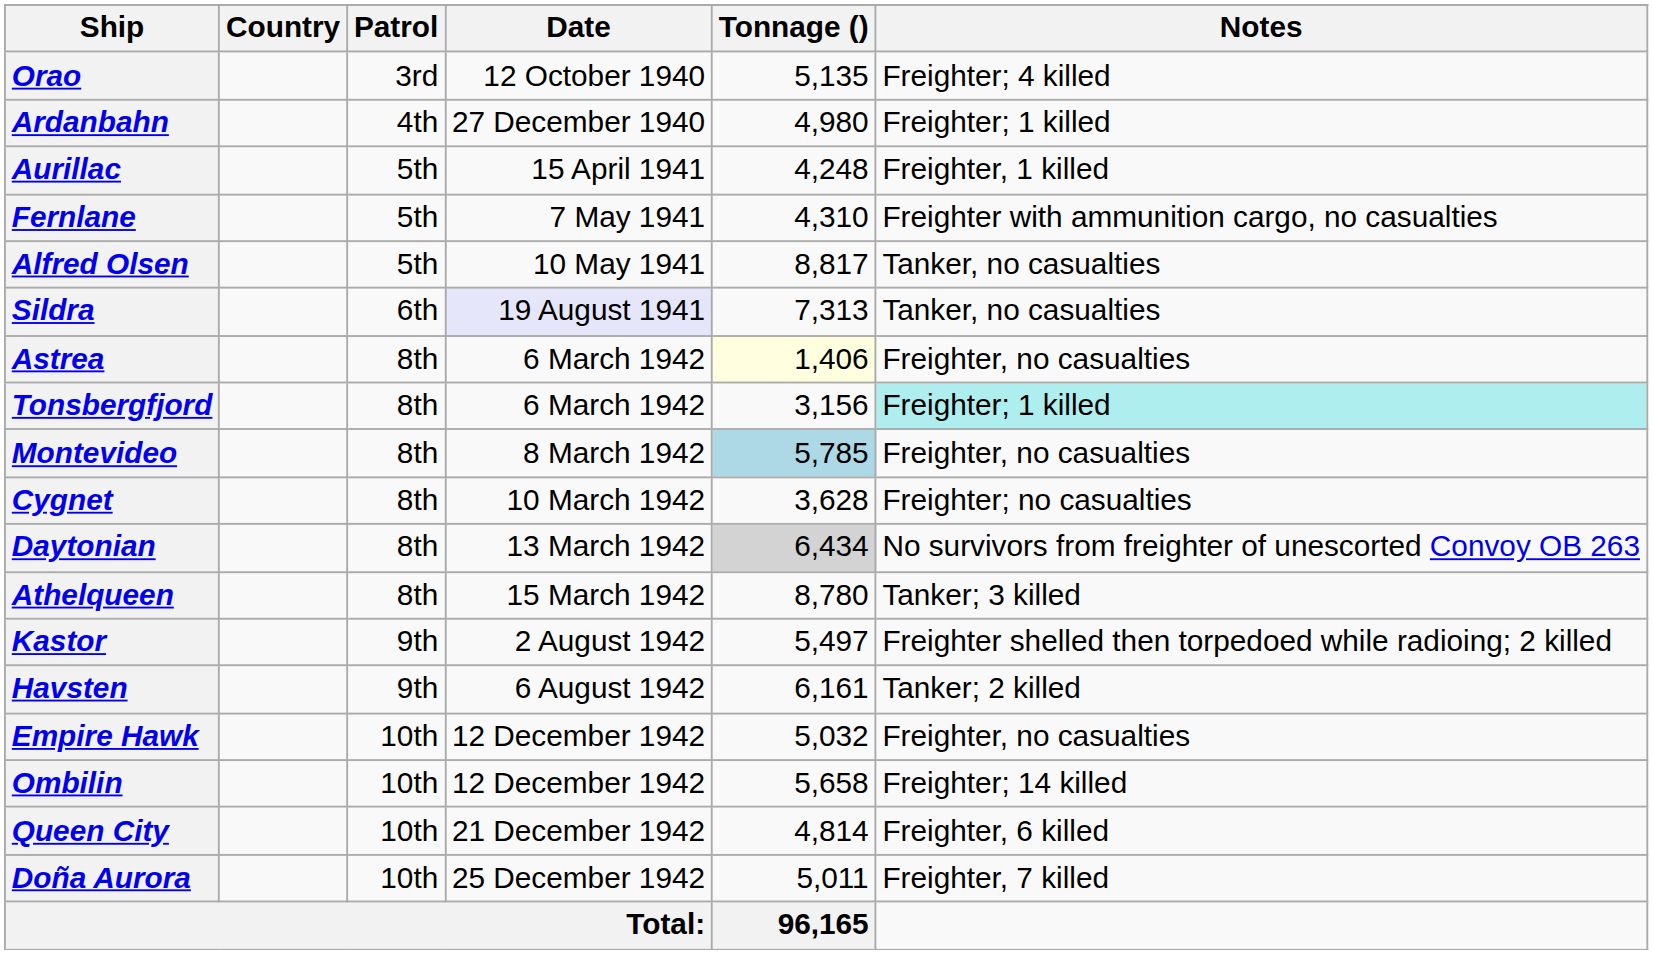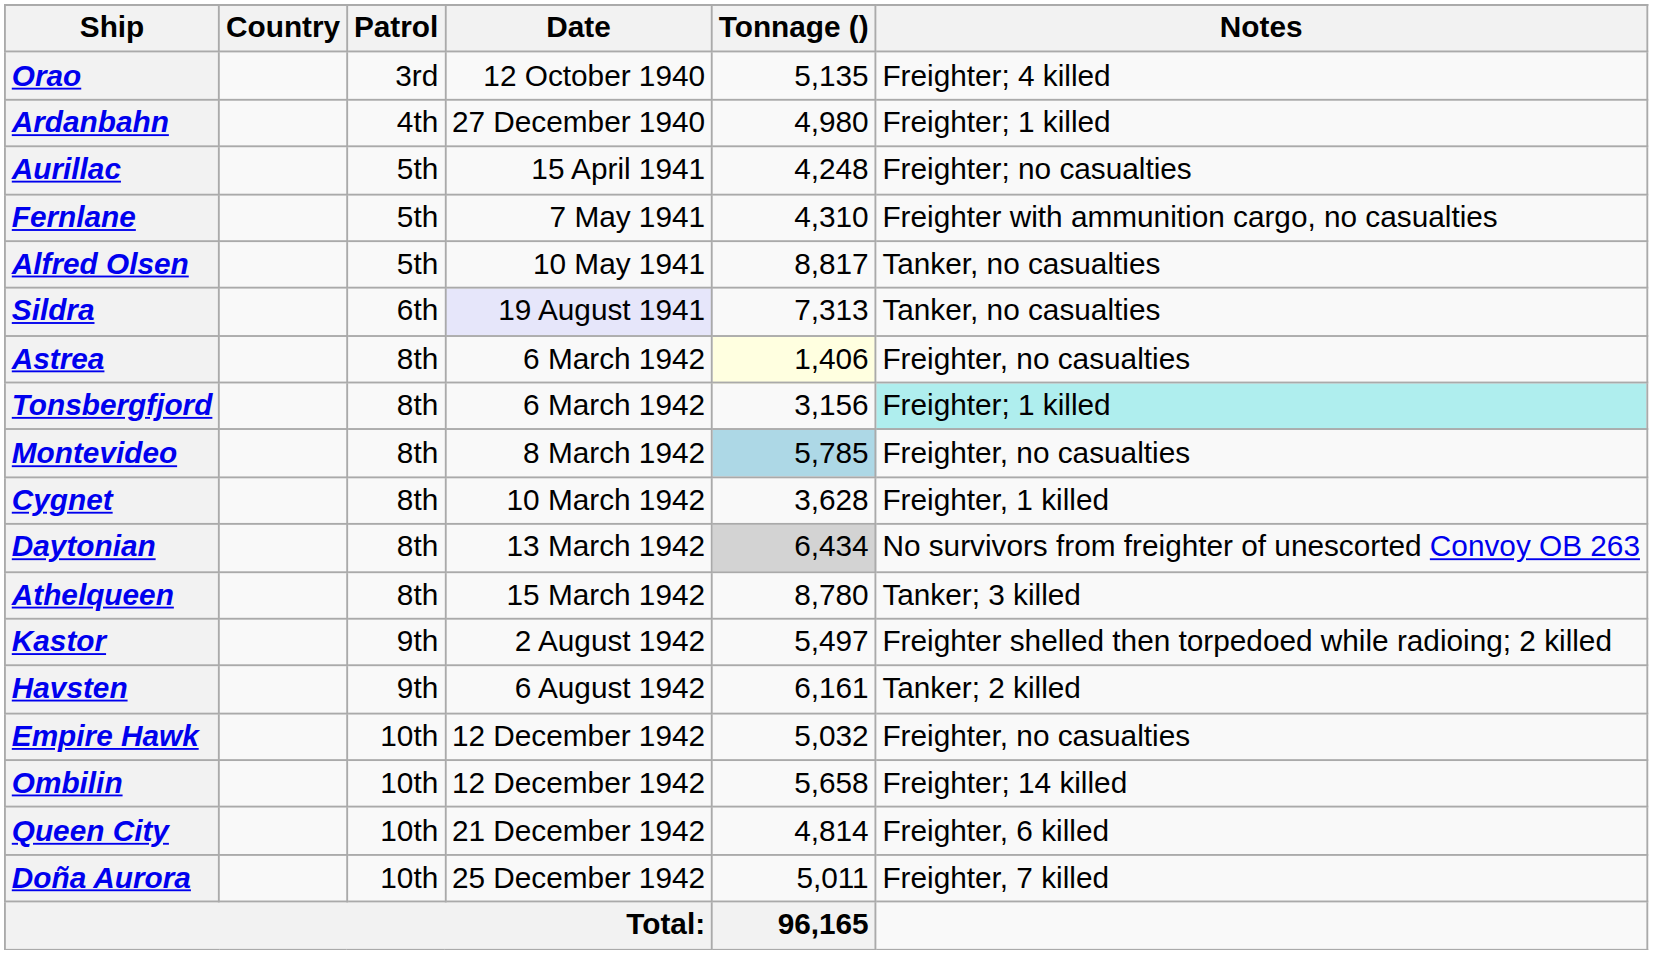(996, 169) Freighter, 1 killed -> (1037, 169) Freighter; no casualties
(1037, 500) Freighter; no casualties -> (996, 500) Freighter, 1 killed
